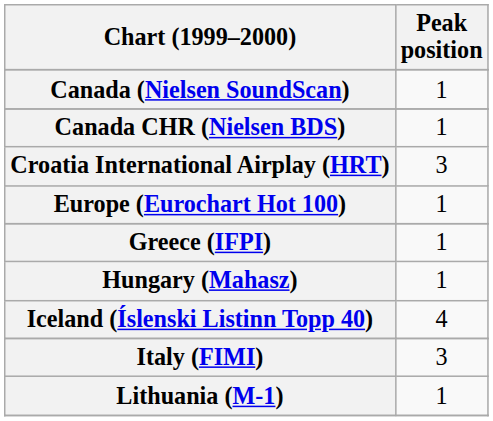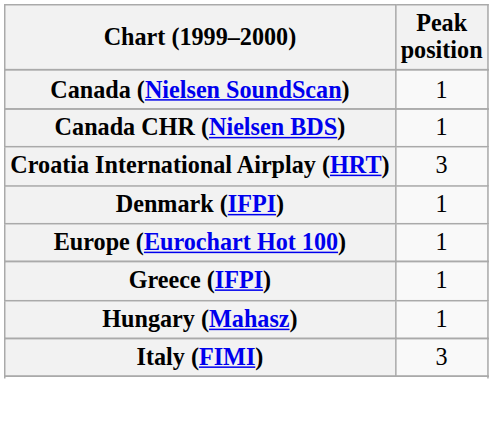+ row: (200, 204)
- row: (200, 319)
- row: (200, 395)
